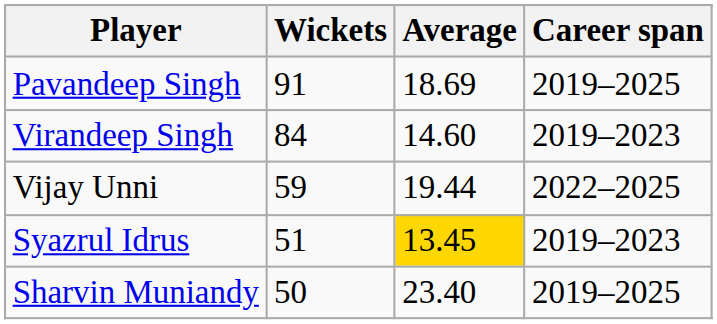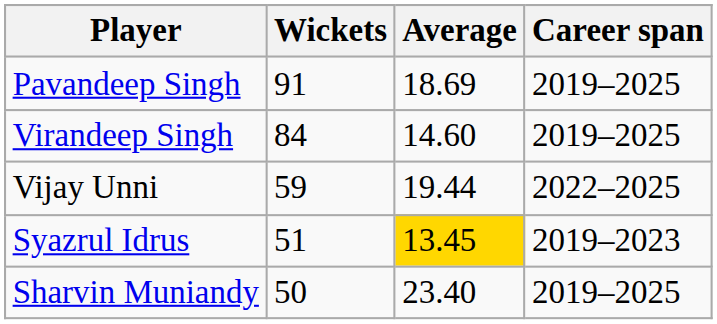(606, 135) 2019–2023 -> (606, 135) 2019–2025
